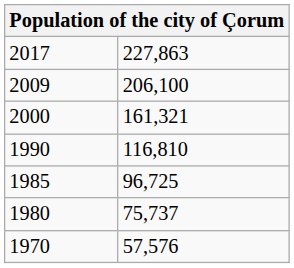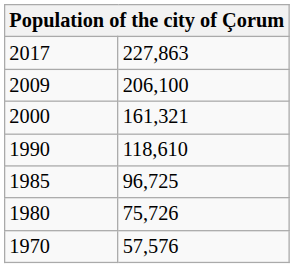(155, 149) 116,810 -> (155, 149) 118,610
(151, 213) 75,737 -> (151, 213) 75,726
